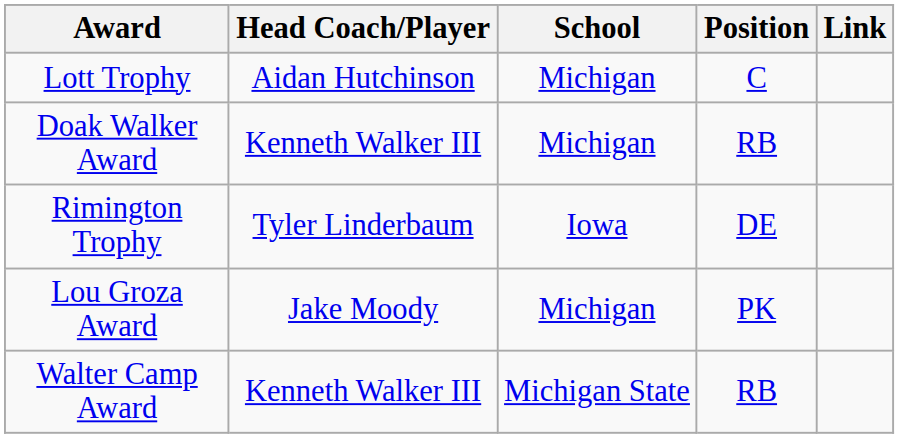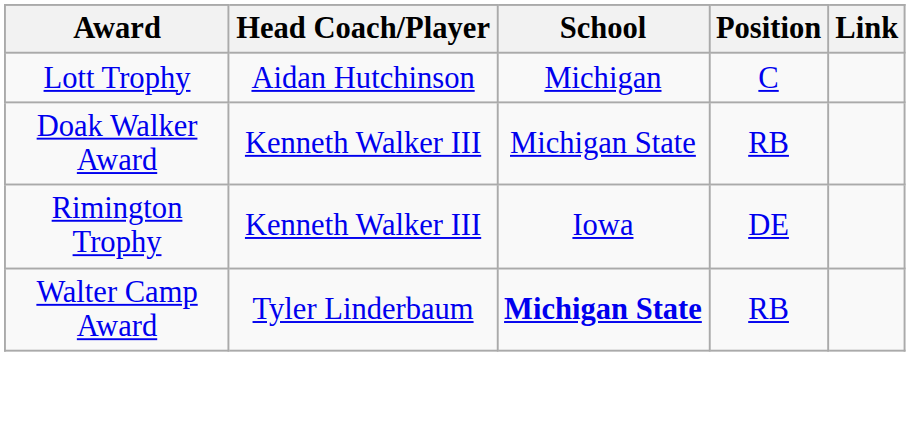(597, 142) Michigan -> (603, 142) Michigan State
(363, 225) Tyler Linderbaum -> (363, 225) Kenneth Walker III
- row: (117, 308)
(363, 391) Kenneth Walker III -> (363, 308) Tyler Linderbaum
(597, 391) normal -> (603, 308) bold
